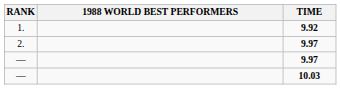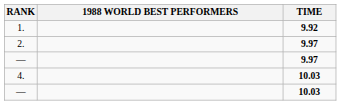+ row: (21, 76)
